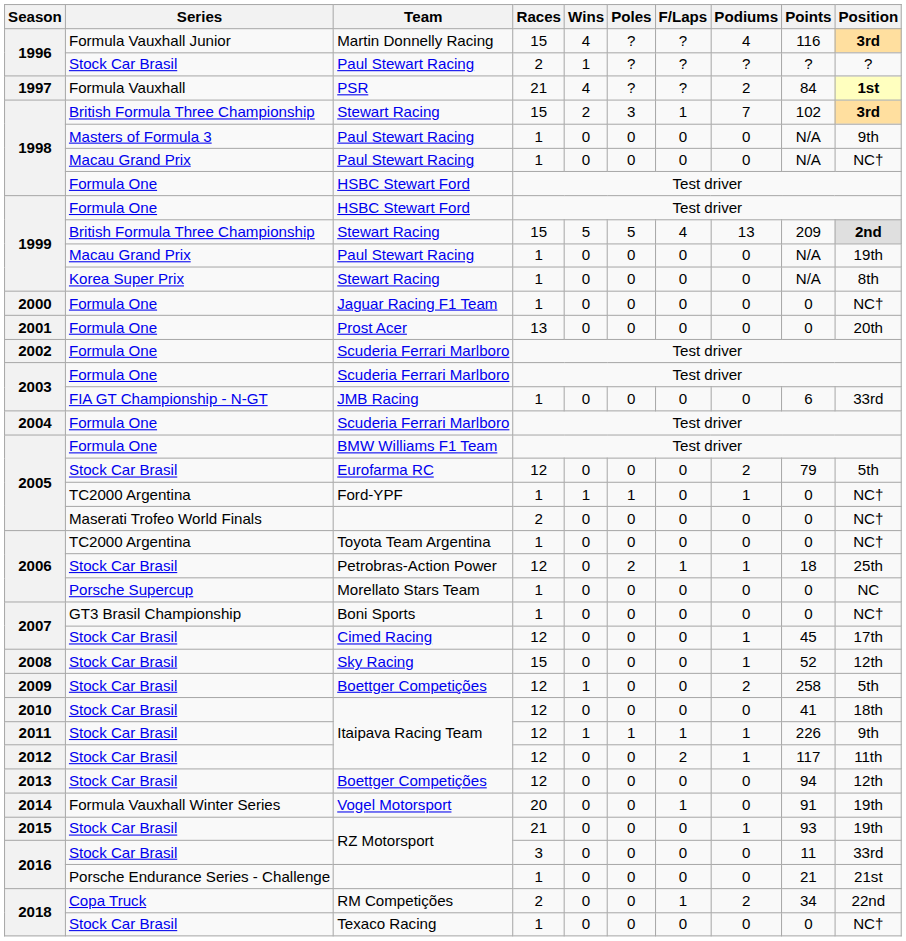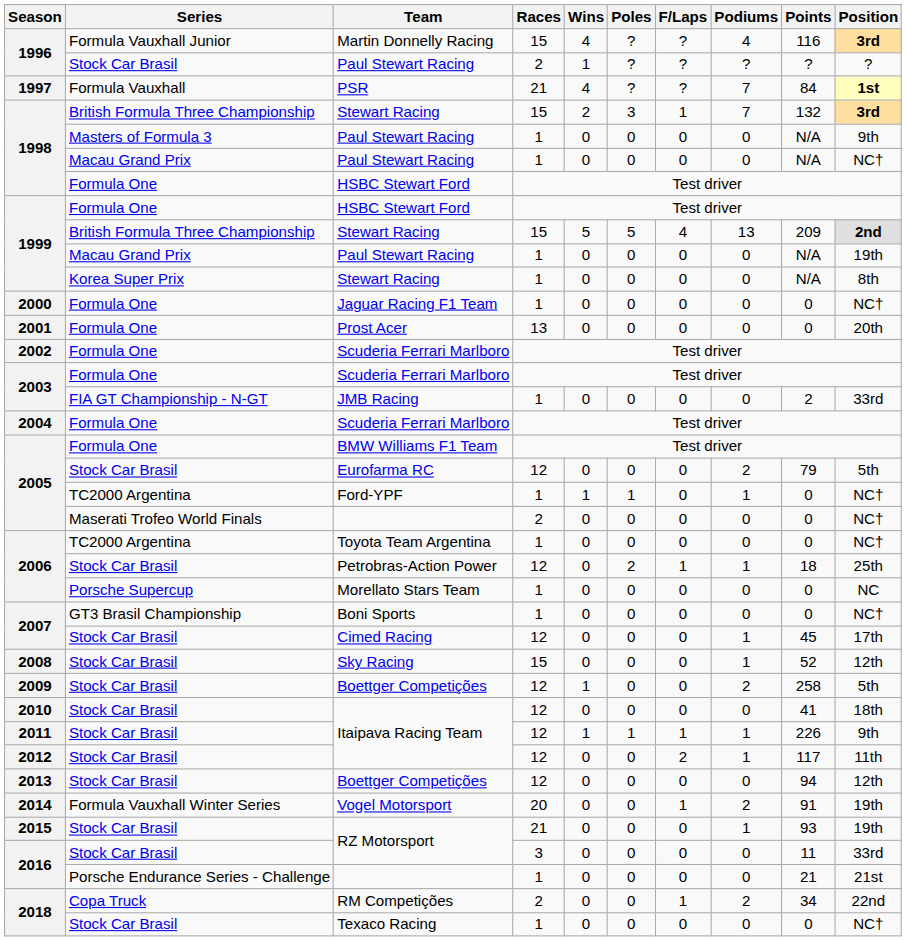(746, 89) 2 -> (746, 89) 7
(808, 112) 102 -> (808, 112) 132
(808, 399) 6 -> (808, 399) 2
(746, 805) 0 -> (746, 805) 2
